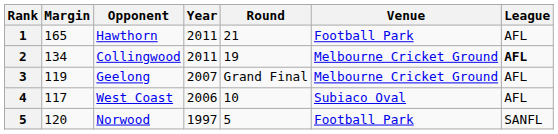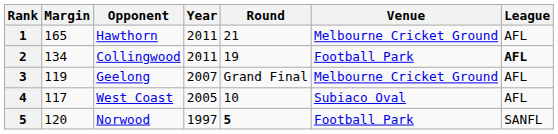(364, 36) Football Park -> (406, 36) Melbourne Cricket Ground
(406, 56) Melbourne Cricket Ground -> (364, 56) Football Park
(202, 98) 2006 -> (202, 98) 2005
(227, 119) normal -> (227, 119) bold
